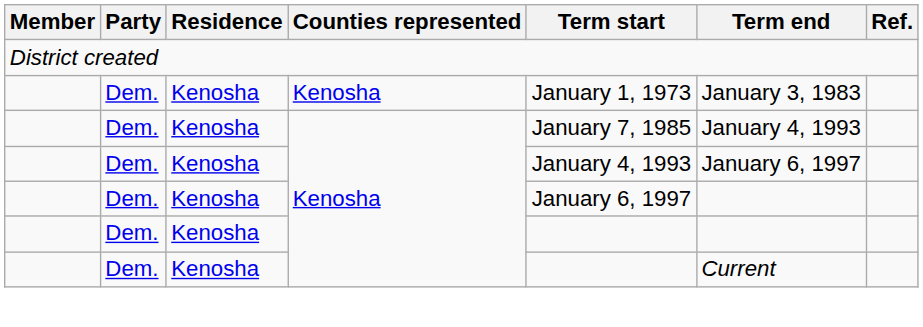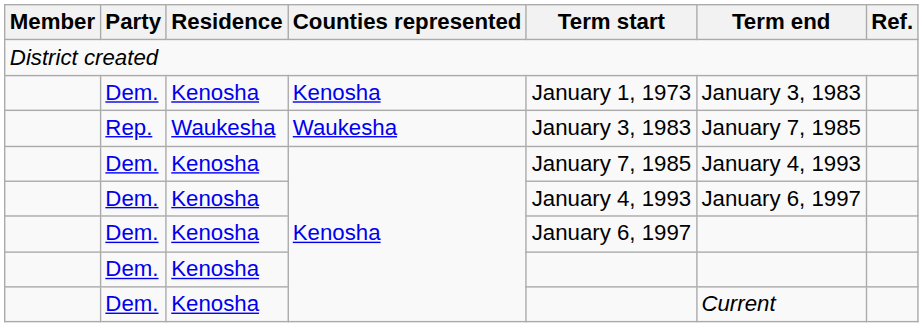+ row: (129, 127)
